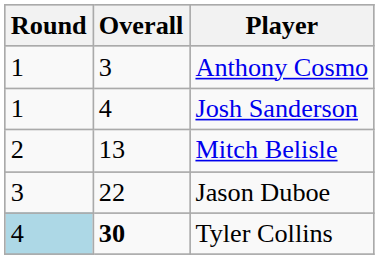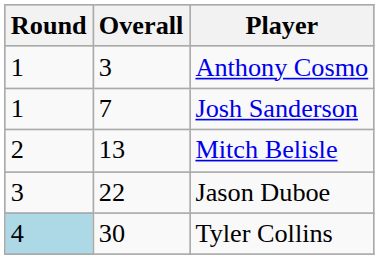(105, 108) 4 -> (105, 108) 7
(112, 233) bold -> (112, 233) normal
